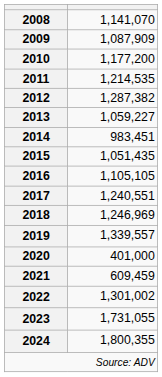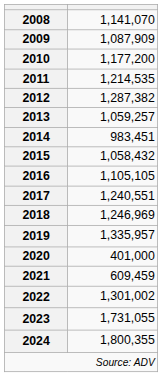(127, 117) 1,059,227 -> (127, 117) 1,059,257
(127, 156) 1,051,435 -> (127, 156) 1,058,432
(127, 234) 1,339,557 -> (127, 234) 1,335,957
